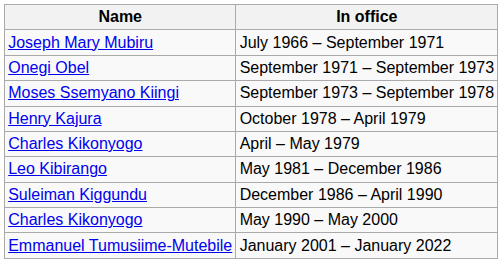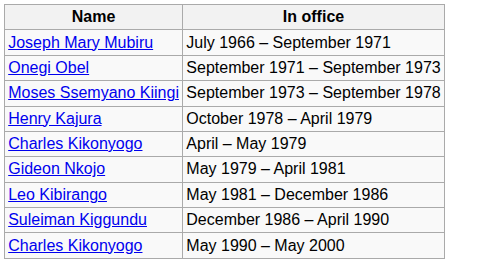+ row: (266, 169)
- row: (346, 245)
